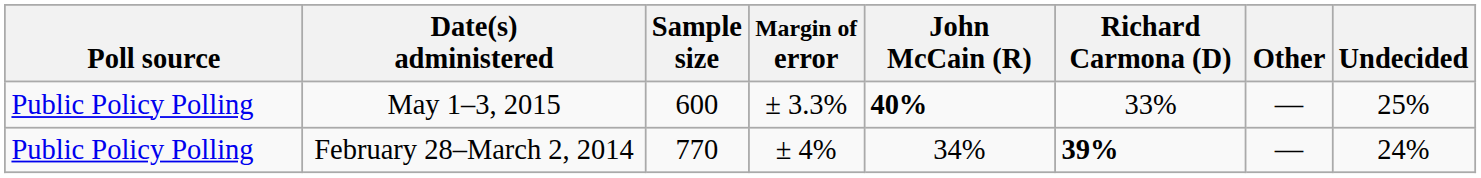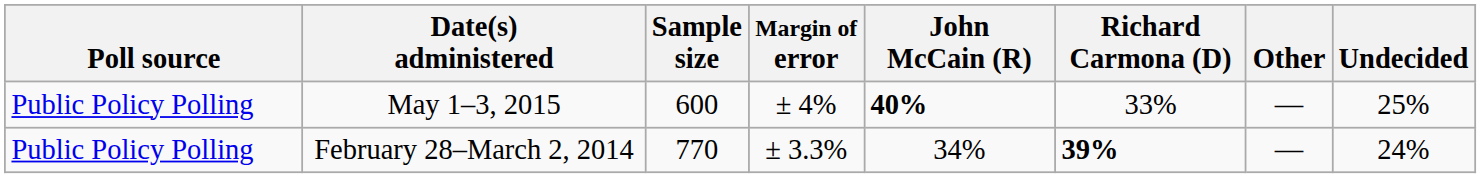(806, 104) ± 3.3% -> (806, 104) ± 4%
(806, 149) ± 4% -> (806, 149) ± 3.3%
